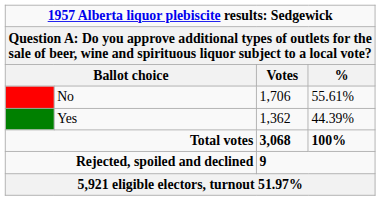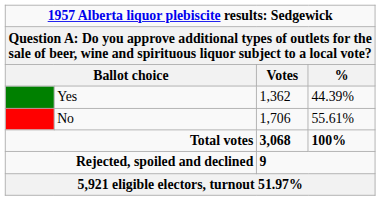rows swapped: (66, 97) <-> (67, 118)
